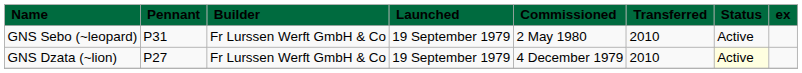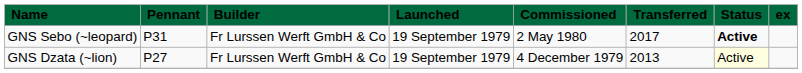(644, 36) 2010 -> (644, 36) 2017
(735, 36) normal -> (737, 36) bold
(644, 57) 2010 -> (644, 57) 2013
